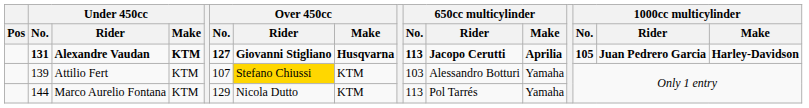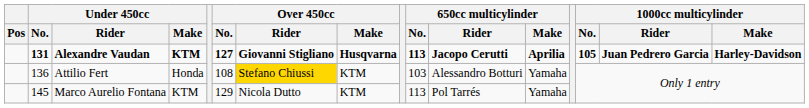(40, 73) 139 -> (40, 73) 136
(185, 73) KTM -> (188, 73) Honda
(221, 73) 107 -> (224, 73) 108
(40, 92) 144 -> (40, 92) 145
